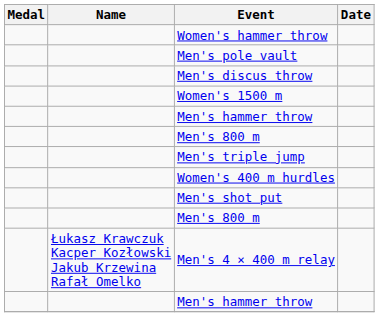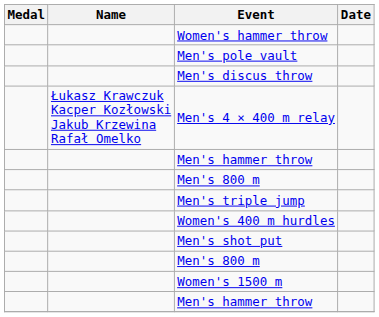rows swapped: (111, 96) <-> (111, 260)
